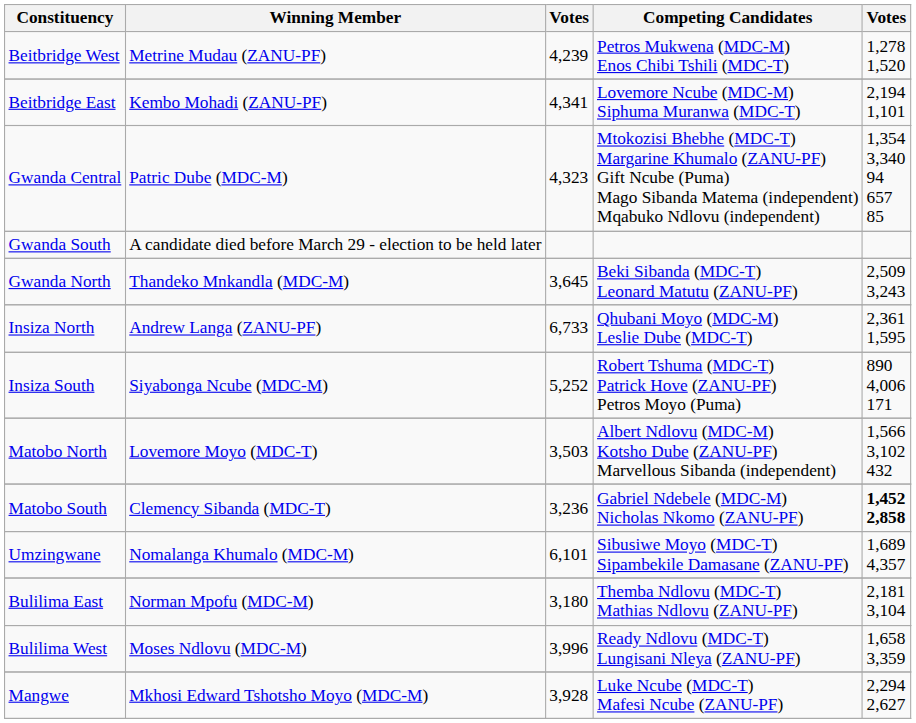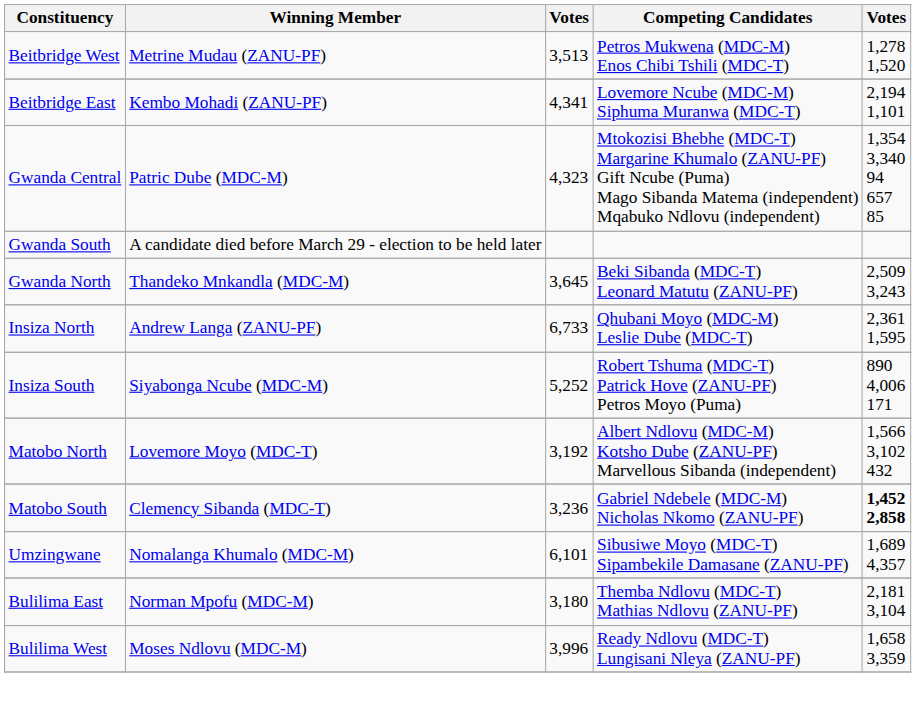(569, 55) 4,239 -> (569, 55) 3,513
(569, 451) 3,503 -> (569, 451) 3,192
- row: (39, 695)
